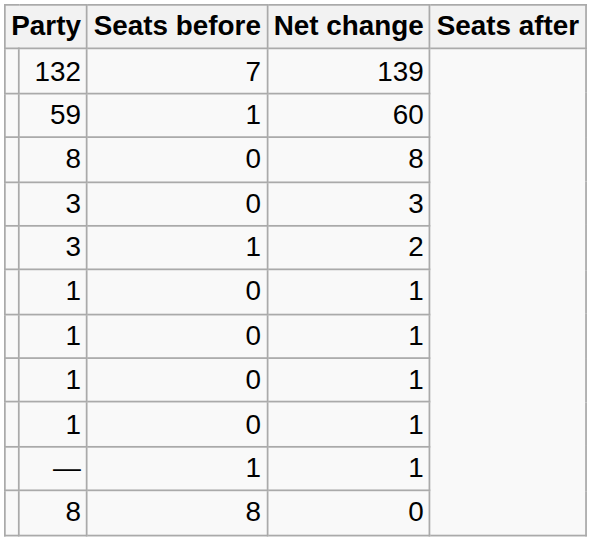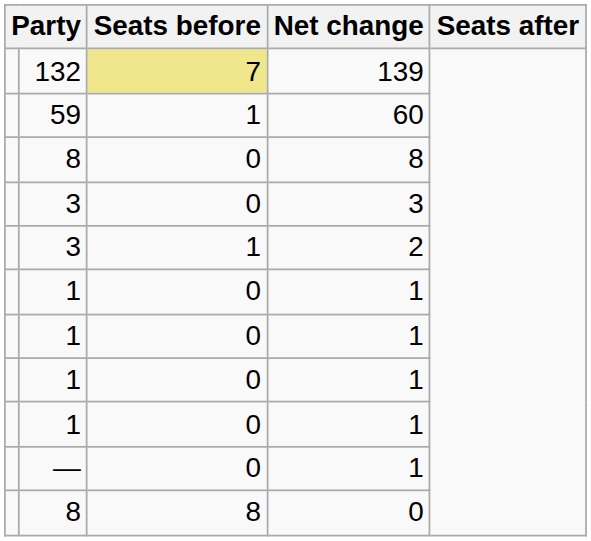(253, 70) no background -> (253, 70) khaki background
(253, 468) 1 -> (253, 468) 0
